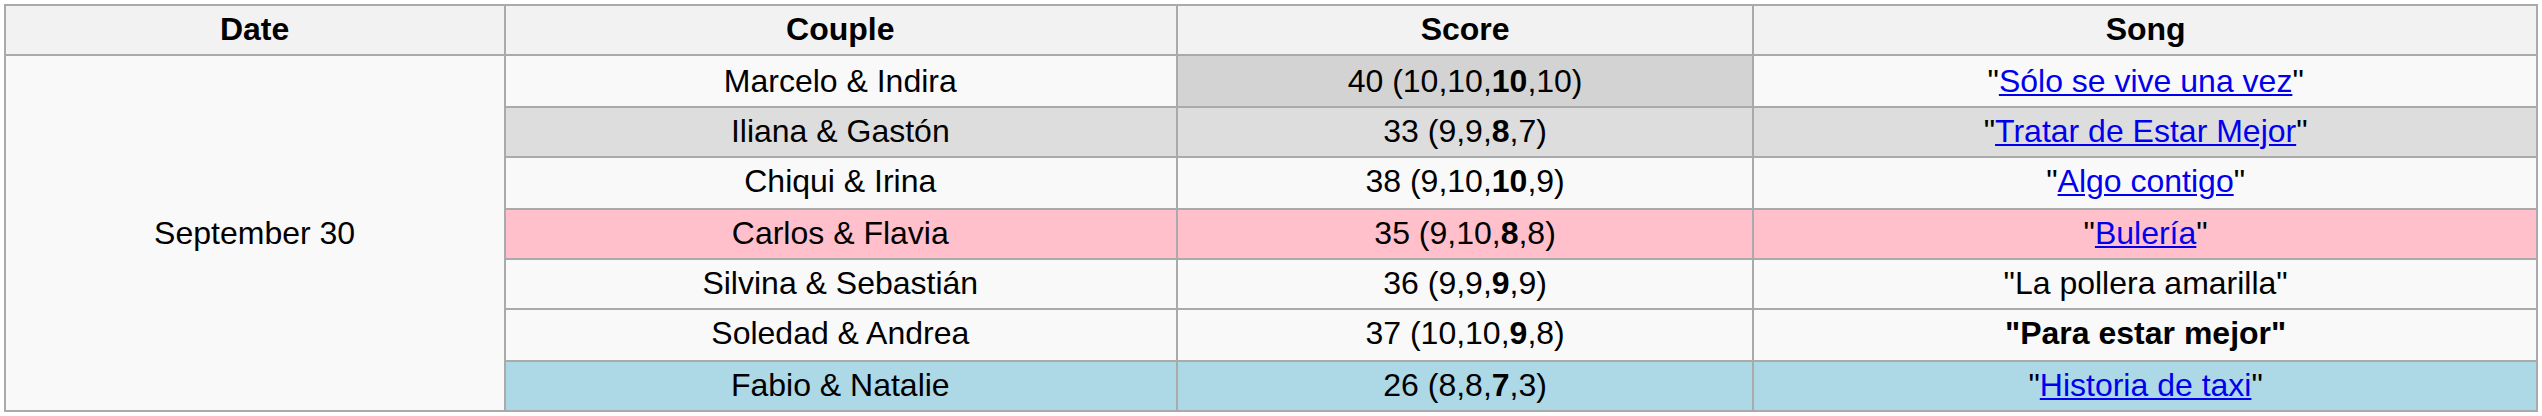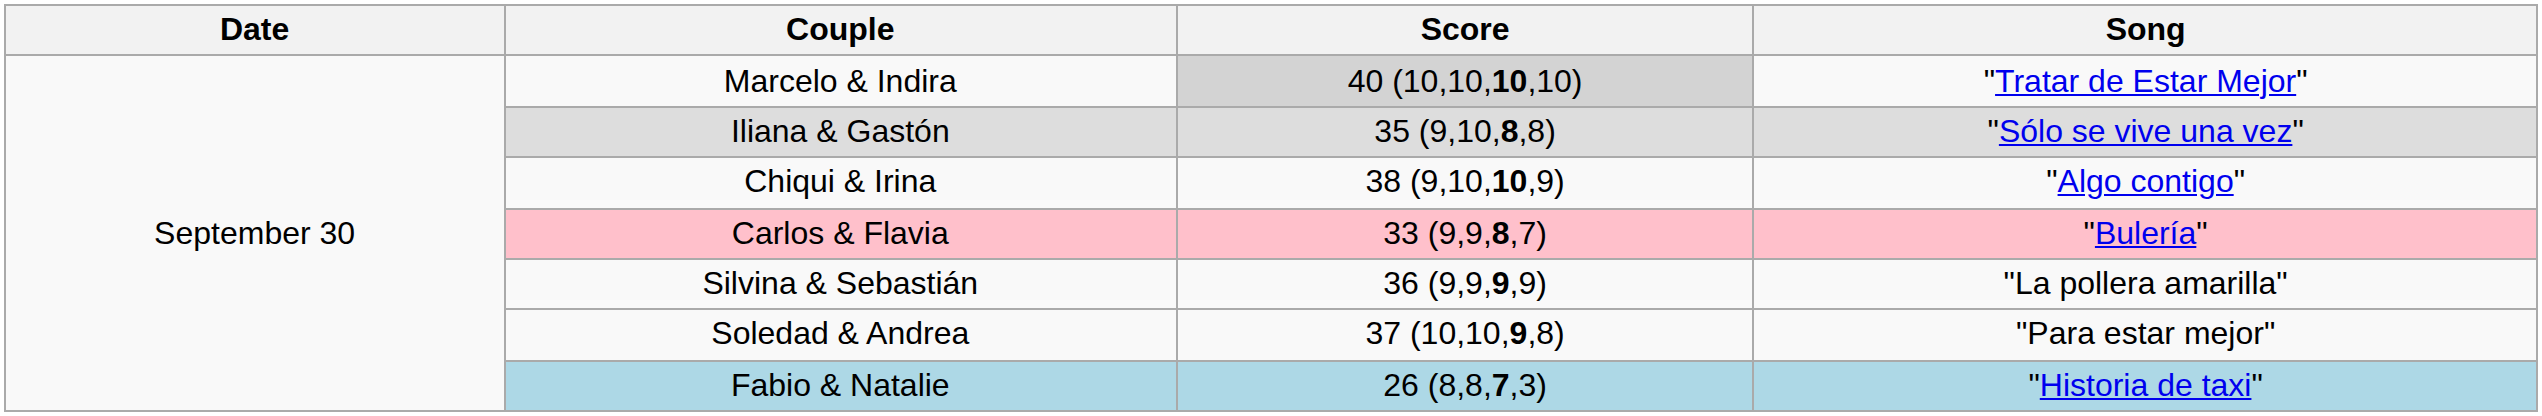(2146, 80) "Sólo se vive una vez" -> (2146, 80) "Tratar de Estar Mejor"
(1465, 131) 33 (9,9,8,7) -> (1465, 131) 35 (9,10,8,8)
(2146, 131) "Tratar de Estar Mejor" -> (2146, 131) "Sólo se vive una vez"
(1465, 232) 35 (9,10,8,8) -> (1465, 232) 33 (9,9,8,7)
(2146, 334) bold -> (2146, 334) normal
